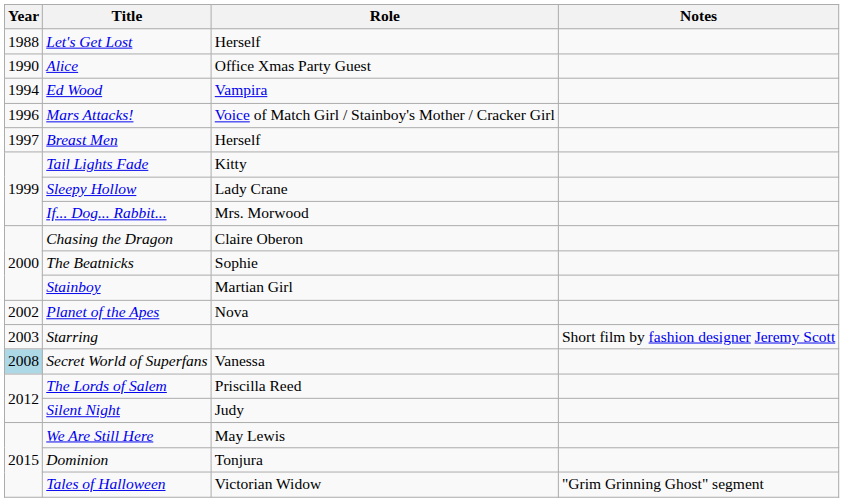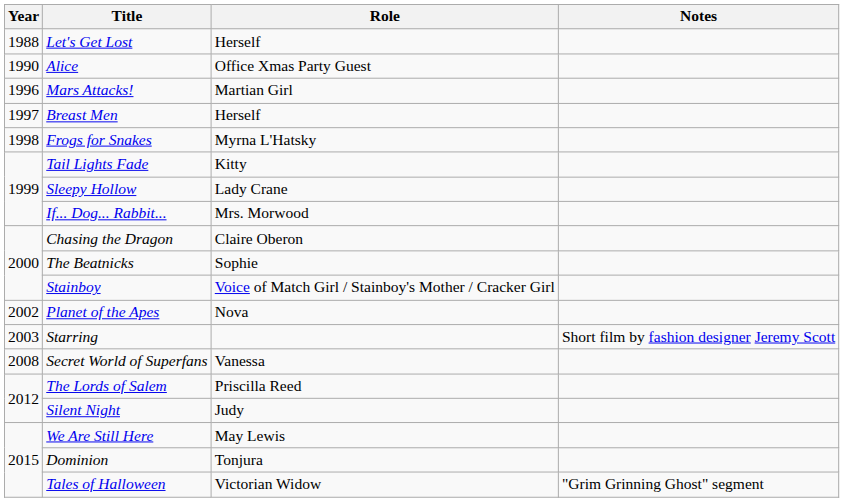- row: (74, 90)
(385, 115) Voice of Match Girl / Stainboy's Mother / Cracker Girl -> (254, 90) Martian Girl
+ row: (99, 139)
(254, 287) Martian Girl -> (385, 287) Voice of Match Girl / Stainboy's Mother / Cracker Girl
(24, 361) lightblue background -> (24, 361) no background
